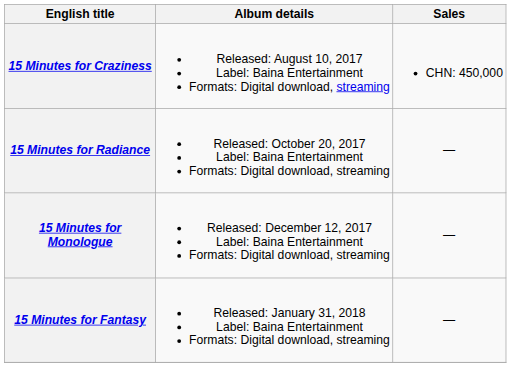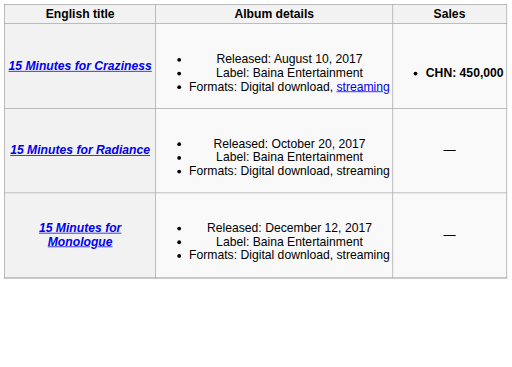(449, 73) normal -> (450, 73) bold
- row: (80, 320)
